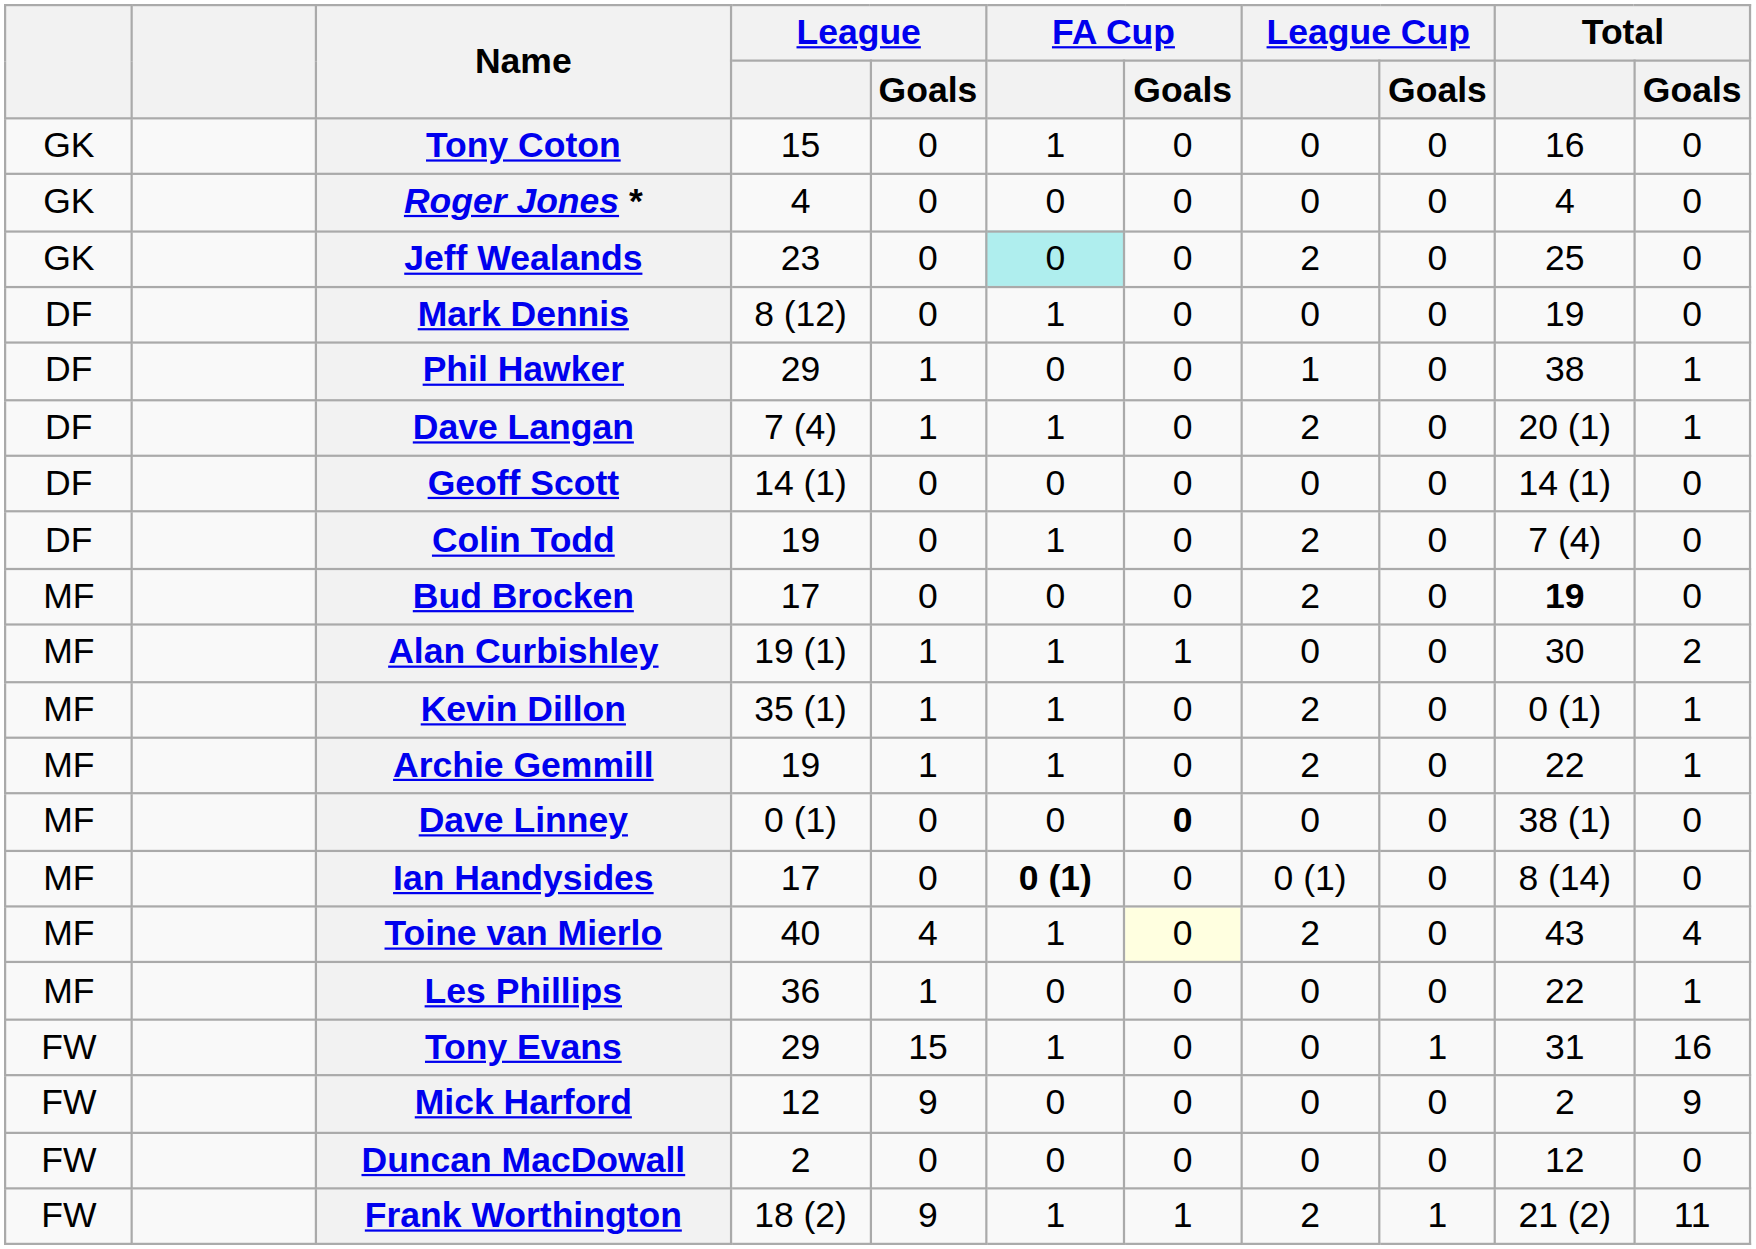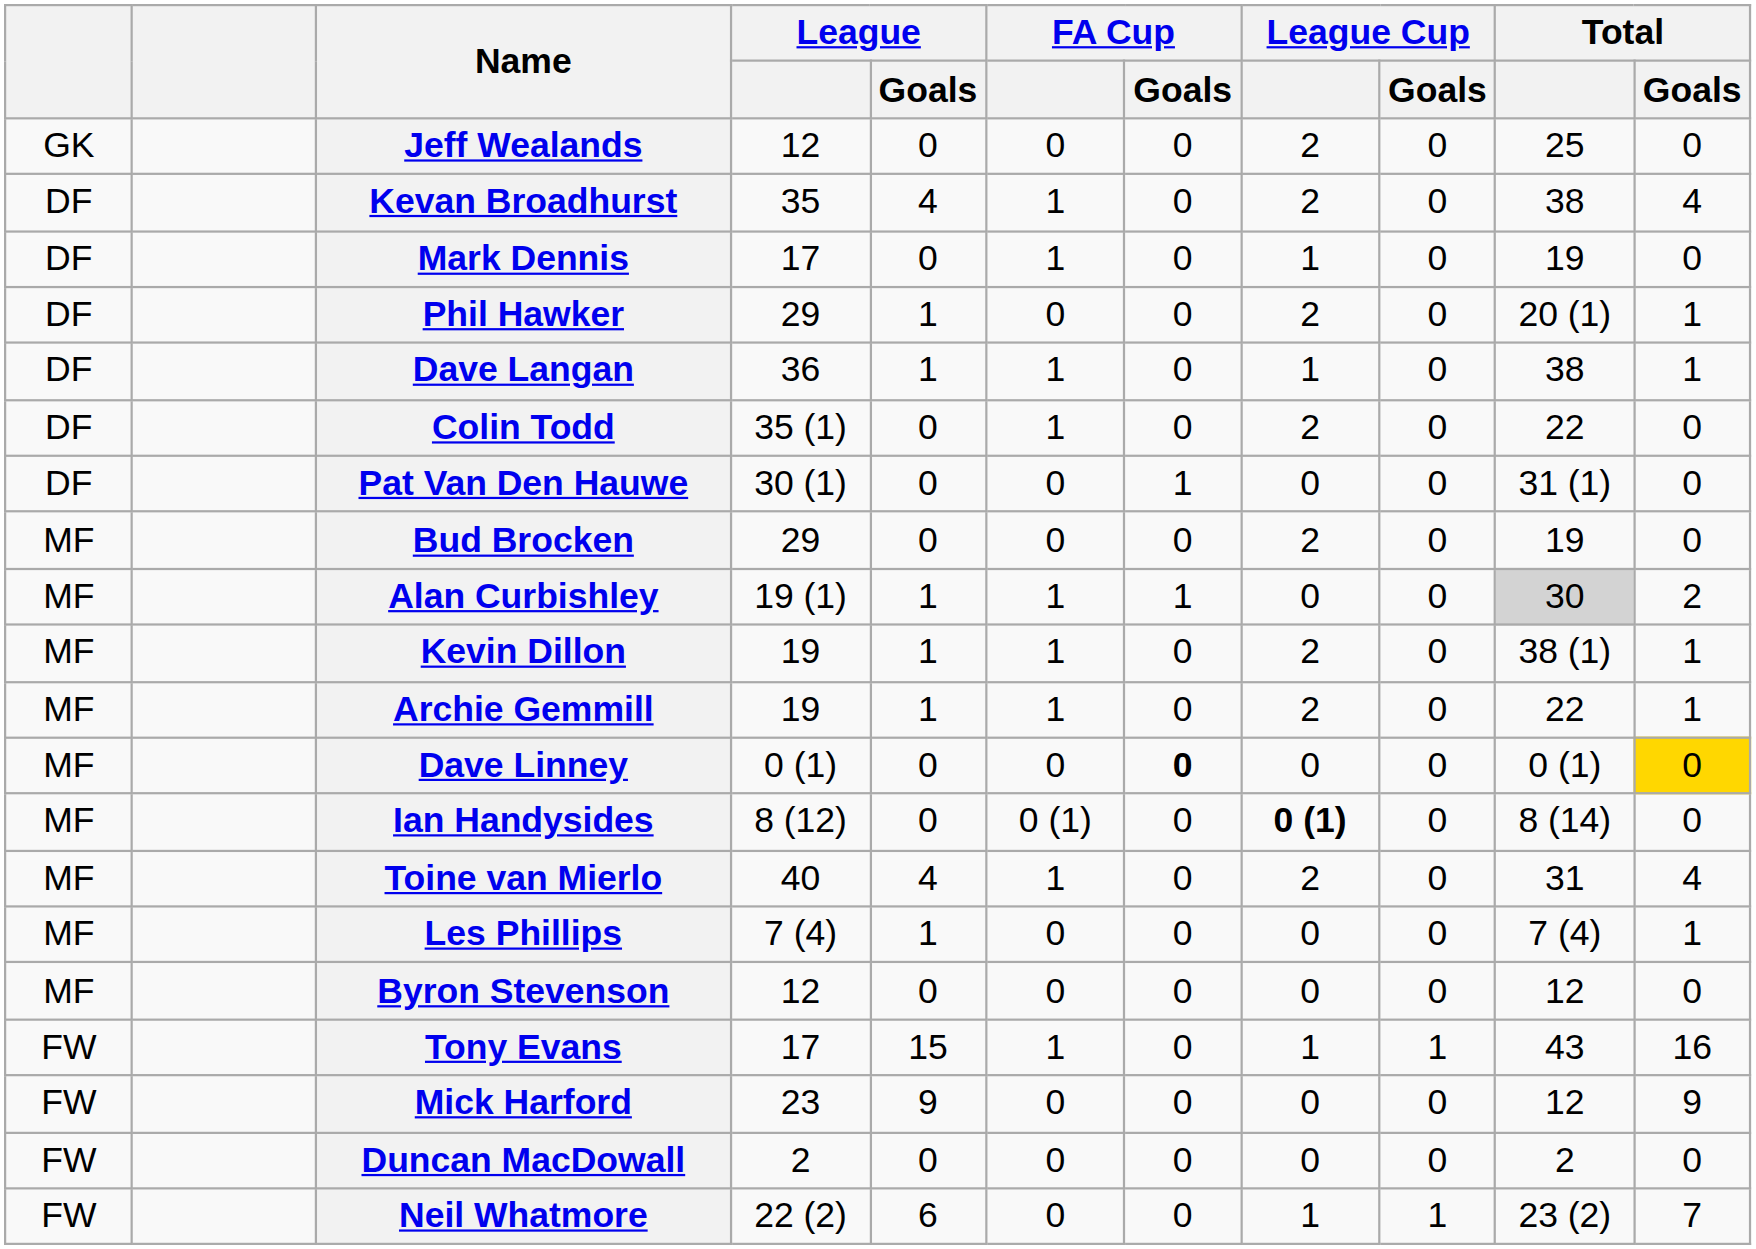- row: (523, 145)
- row: (523, 201)
(801, 257) 23 -> (801, 145) 12
(1055, 257) paleturquoise background -> (1055, 145) no background
+ row: (523, 201)
(801, 314) 8 (12) -> (801, 257) 17
(1310, 314) 0 -> (1310, 257) 1
(1310, 370) 1 -> (1310, 314) 2
(1565, 370) 38 -> (1565, 314) 20 (1)
(801, 426) 7 (4) -> (801, 370) 36
(1310, 426) 2 -> (1310, 370) 1
(1565, 426) 20 (1) -> (1565, 370) 38
- row: (523, 483)
(801, 539) 19 -> (801, 426) 35 (1)
(1565, 539) 7 (4) -> (1565, 426) 22
+ row: (523, 483)
(801, 595) 17 -> (801, 539) 29
(1565, 595) bold -> (1565, 539) normal
(1565, 652) no background -> (1565, 595) lightgrey background
(801, 708) 35 (1) -> (801, 652) 19
(1565, 708) 0 (1) -> (1565, 652) 38 (1)
(1565, 821) 38 (1) -> (1565, 764) 0 (1)
(1692, 821) no background -> (1692, 764) gold background
(801, 877) 17 -> (801, 821) 8 (12)
(1055, 877) bold -> (1055, 821) normal
(1310, 877) normal -> (1310, 821) bold
(1183, 933) lightyellow background -> (1183, 877) no background
(1565, 933) 43 -> (1565, 877) 31
(801, 990) 36 -> (801, 933) 7 (4)
(1565, 990) 22 -> (1565, 933) 7 (4)
+ row: (523, 990)
(801, 1046) 29 -> (801, 1046) 17
(1310, 1046) 0 -> (1310, 1046) 1
(1565, 1046) 31 -> (1565, 1046) 43
(801, 1102) 12 -> (801, 1102) 23
(1565, 1102) 2 -> (1565, 1102) 12
(1565, 1159) 12 -> (1565, 1159) 2
+ row: (523, 1215)
- row: (523, 1215)
